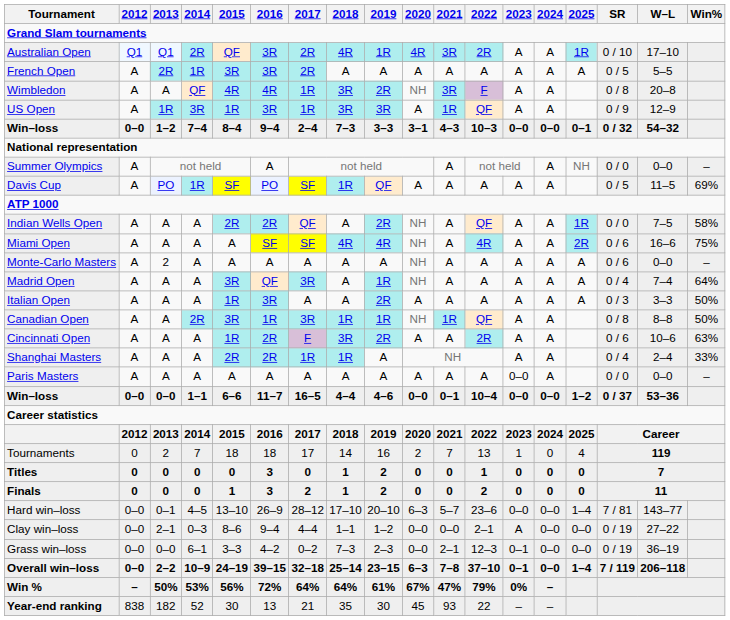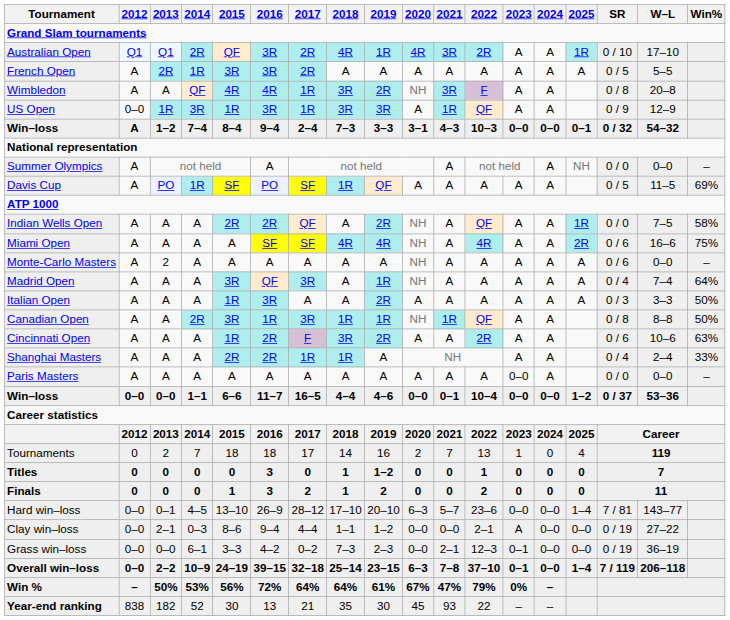(134, 109) A -> (134, 109) 0–0
(134, 128) 0–0 -> (134, 128) A
(383, 472) 2 -> (383, 472) 1–2
